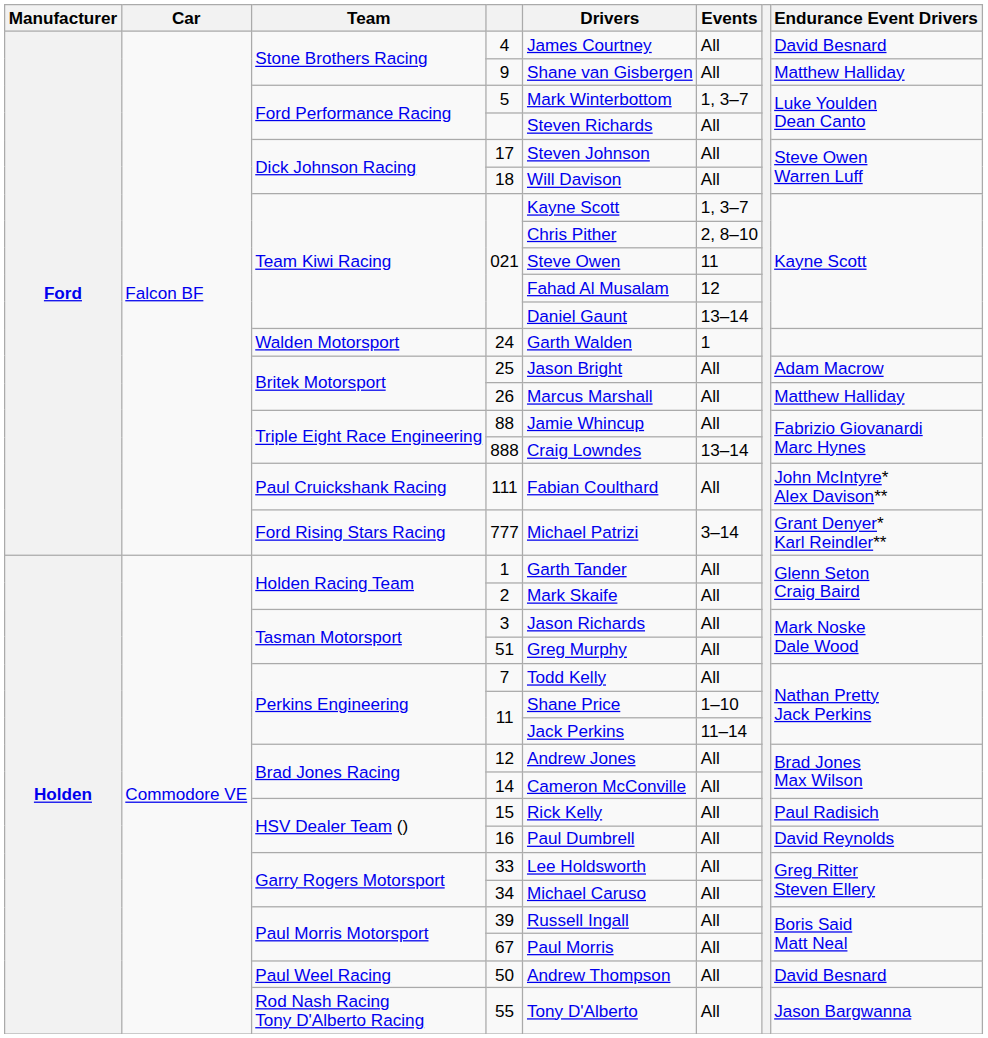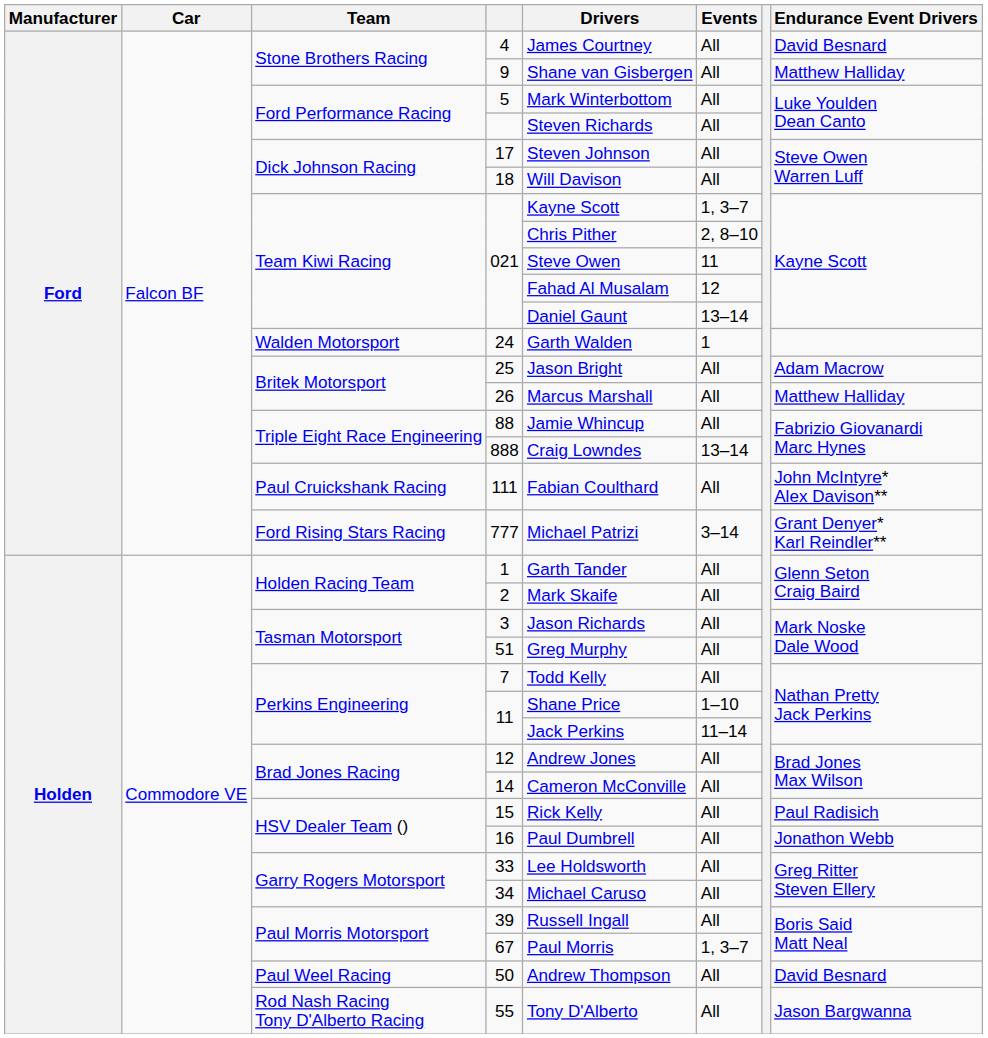(725, 99) 1, 3–7 -> (710, 99) All
(834, 839) David Reynolds -> (834, 839) Jonathon Webb
(710, 947) All -> (725, 947) 1, 3–7
